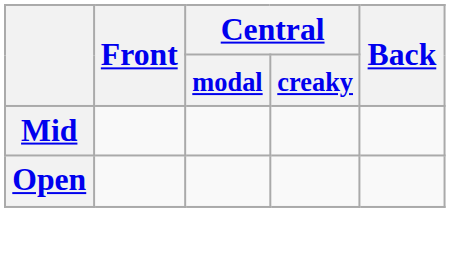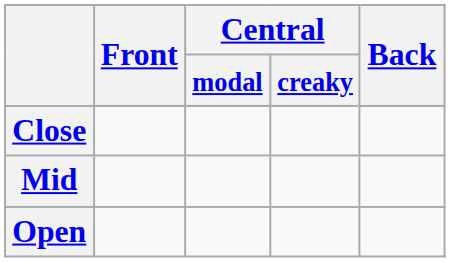+ row: (49, 130)
